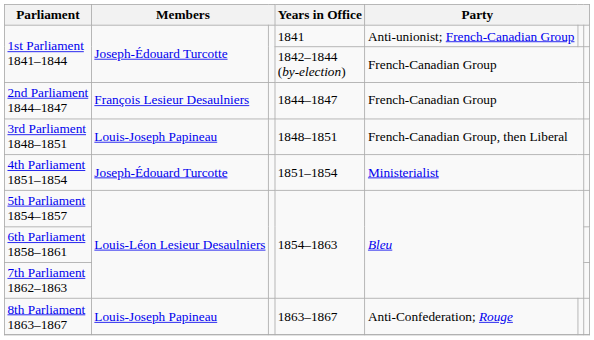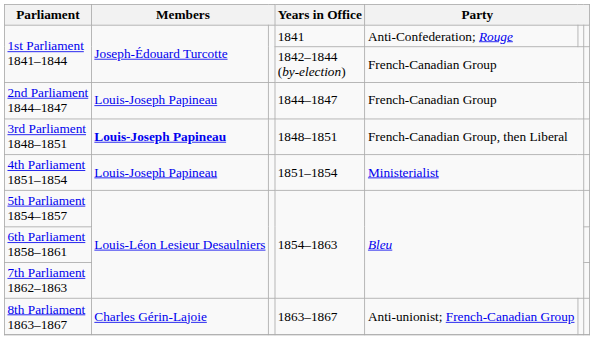(471, 36) Anti-unionist; French-Canadian Group -> (440, 36) Anti-Confederation; Rouge
(172, 100) François Lesieur Desaulniers -> (156, 100) Louis-Joseph Papineau
(156, 136) normal -> (160, 136) bold
(161, 172) Joseph-Édouard Turcotte -> (156, 172) Louis-Joseph Papineau
(156, 316) Louis-Joseph Papineau -> (151, 316) Charles Gérin-Lajoie
(440, 316) Anti-Confederation; Rouge -> (471, 316) Anti-unionist; French-Canadian Group
